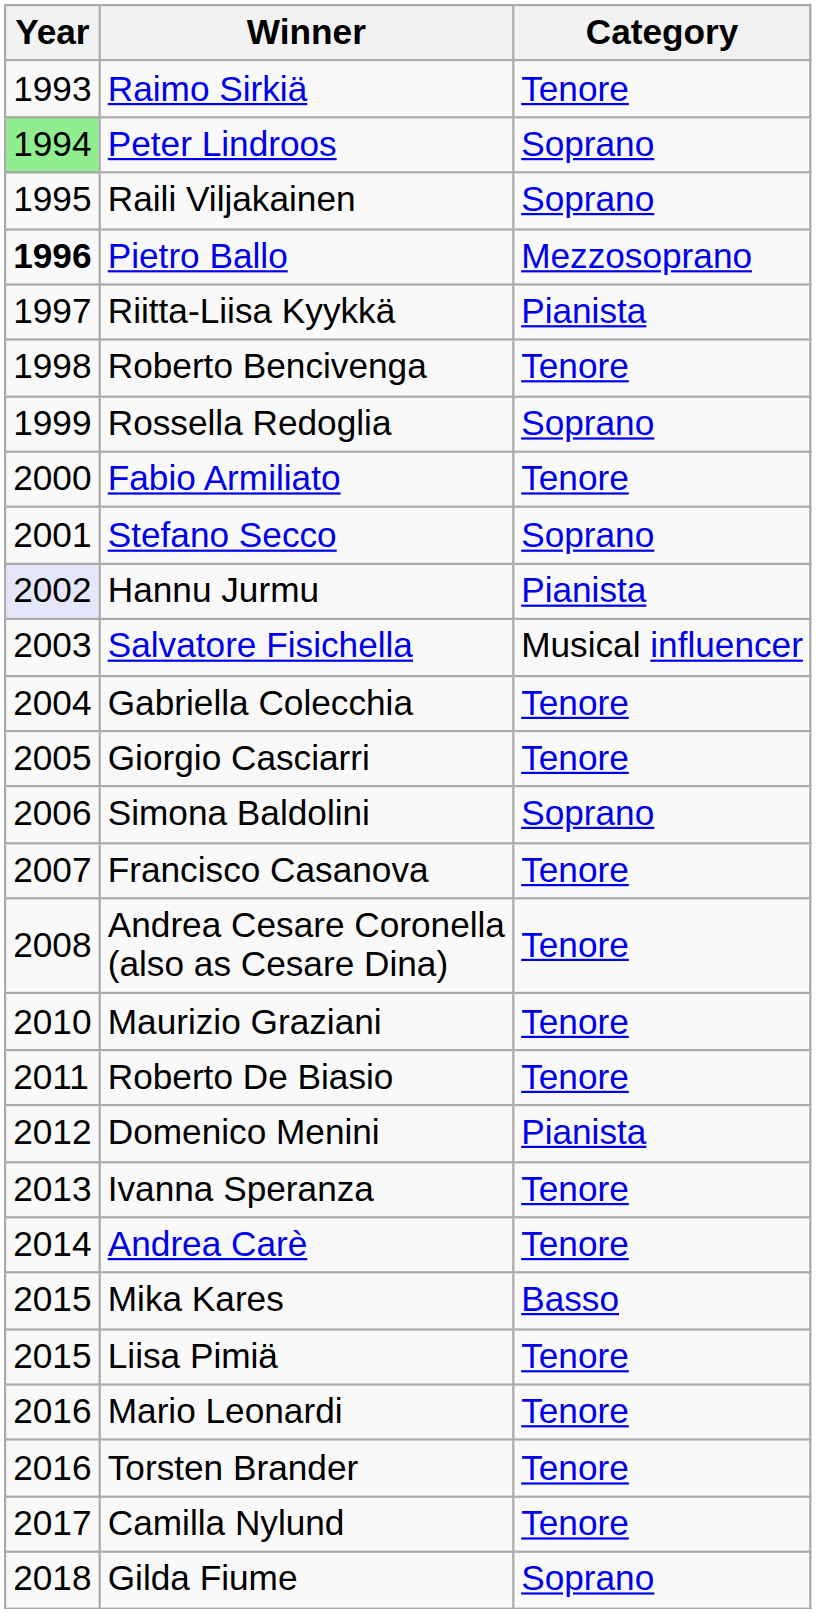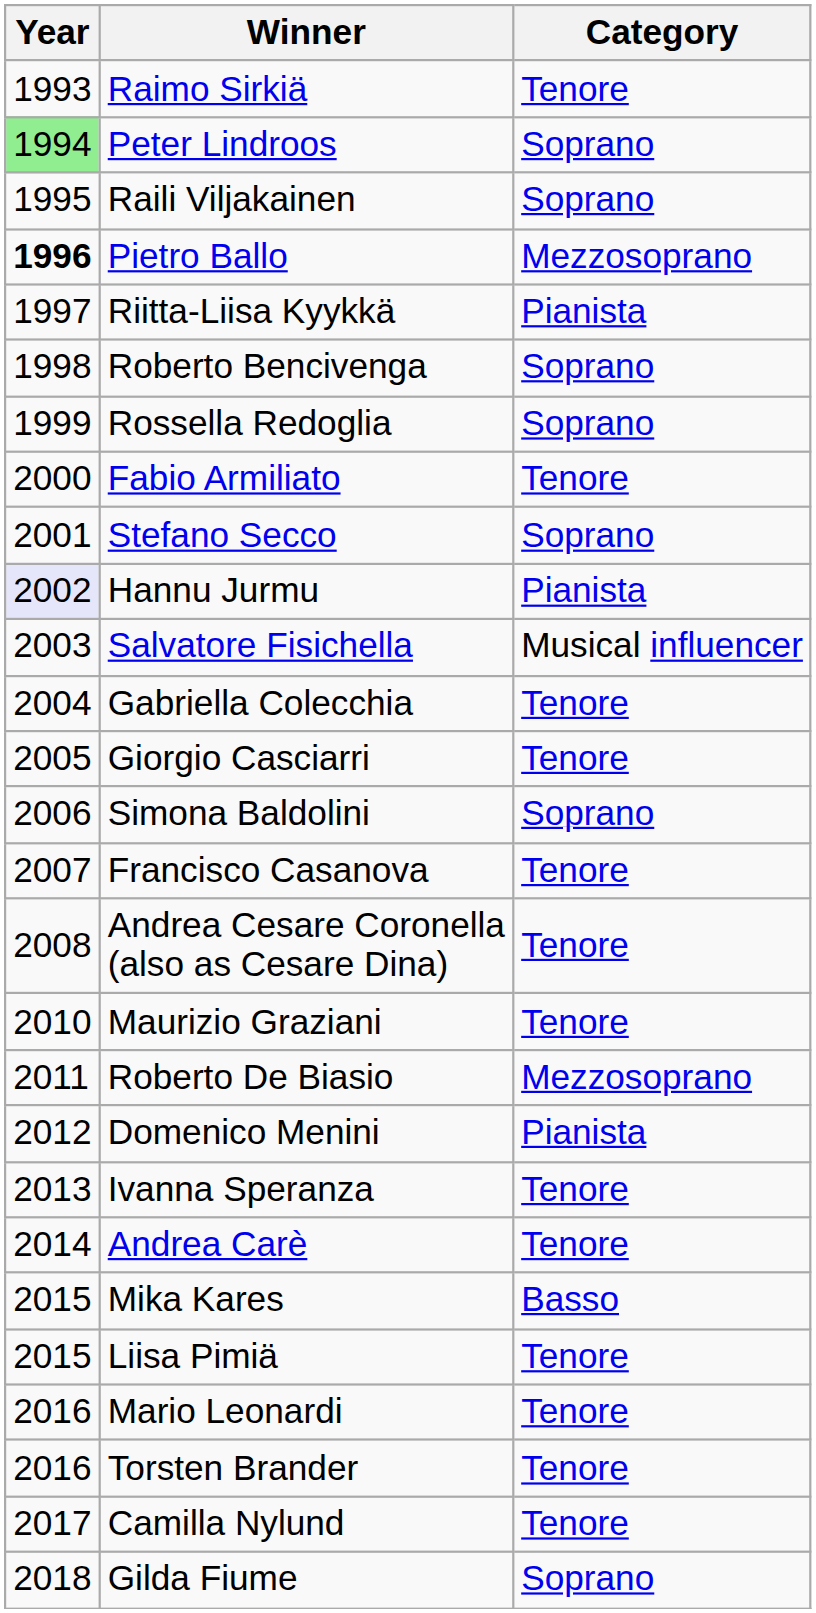(575, 367) Tenore -> (588, 367) Soprano
(575, 1076) Tenore -> (637, 1076) Mezzosoprano
